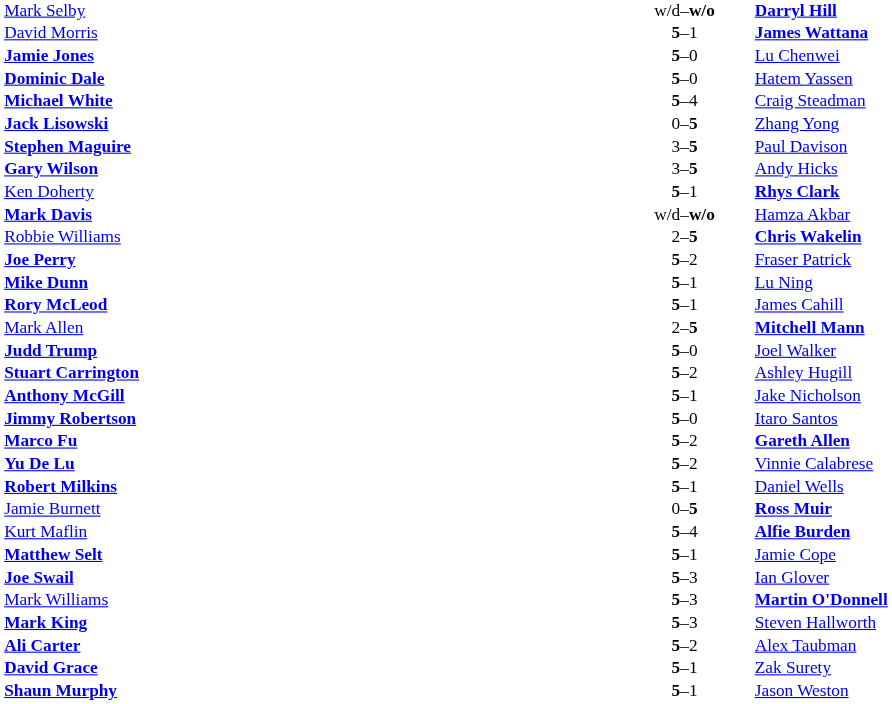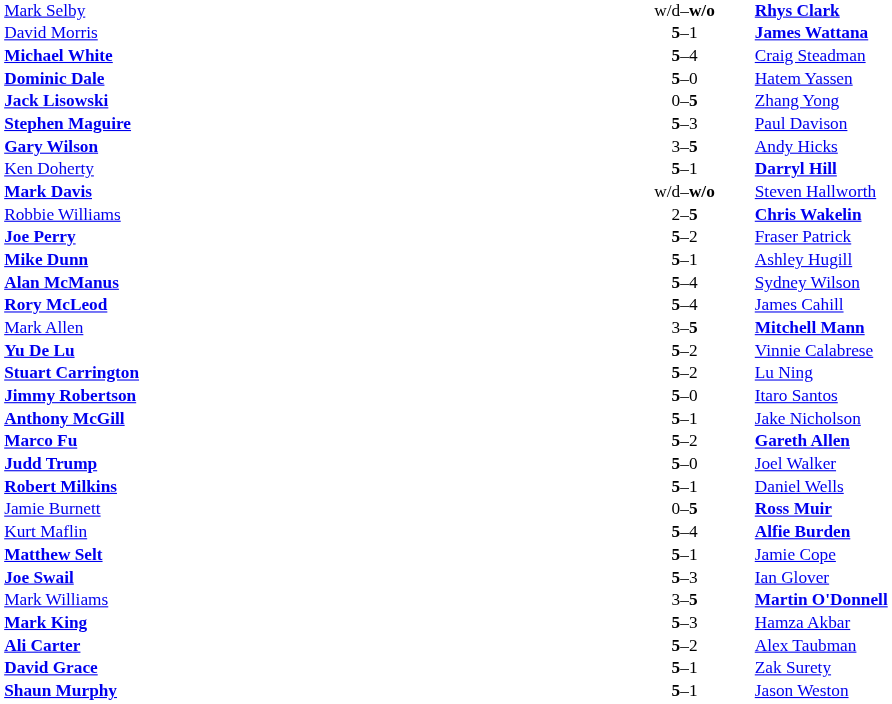(796, 10) Darryl Hill -> (797, 10) Rhys Clark
- row: (49, 55)
rows swapped: (54, 78) <-> (58, 100)
(685, 146) 3–5 -> (685, 123) 5–3
(797, 191) Rhys Clark -> (796, 168) Darryl Hill
(802, 214) Hamza Akbar -> (815, 191) Steven Hallworth
(784, 282) Lu Ning -> (803, 259) Ashley Hugill
+ row: (62, 282)
(685, 304) 5–1 -> (685, 304) 5–4
(685, 327) 2–5 -> (685, 327) 3–5
rows swapped: (51, 350) <-> (39, 463)
(803, 372) Ashley Hugill -> (784, 372) Lu Ning
rows swapped: (64, 395) <-> (70, 418)
(685, 599) 5–3 -> (685, 599) 3–5
(815, 622) Steven Hallworth -> (802, 622) Hamza Akbar
